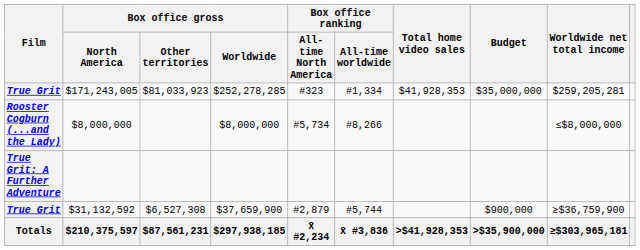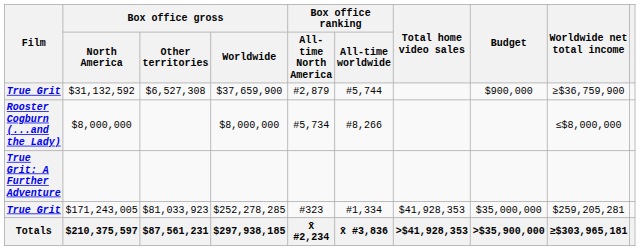rows swapped: (102, 210) <-> (102, 91)
